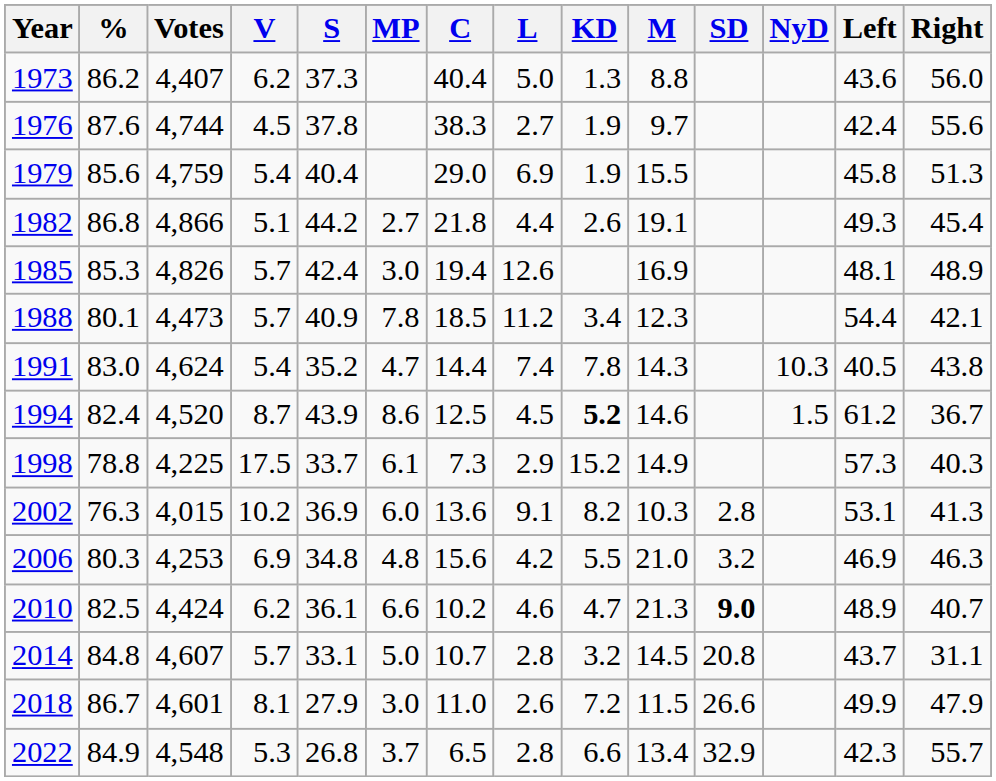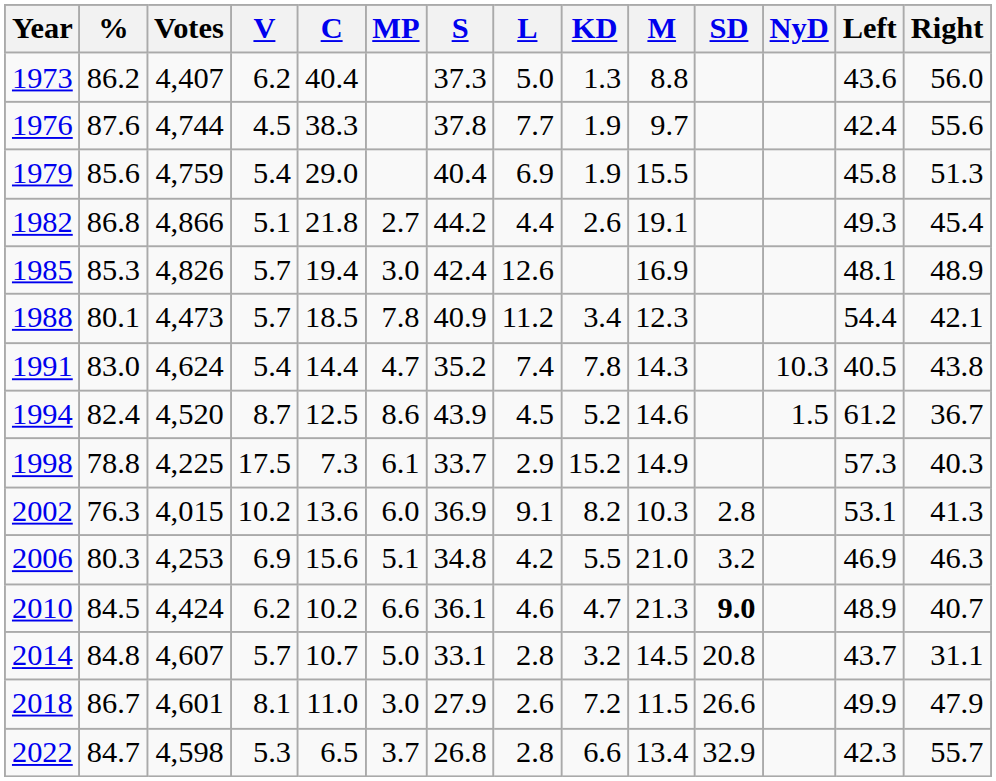columns swapped: (332, 28) <-> (460, 28)
(535, 125) 2.7 -> (535, 125) 7.7
(602, 414) bold -> (602, 414) normal
(401, 558) 4.8 -> (401, 558) 5.1
(113, 607) 82.5 -> (113, 607) 84.5
(113, 751) 84.9 -> (113, 751) 84.7
(190, 751) 4,548 -> (190, 751) 4,598
